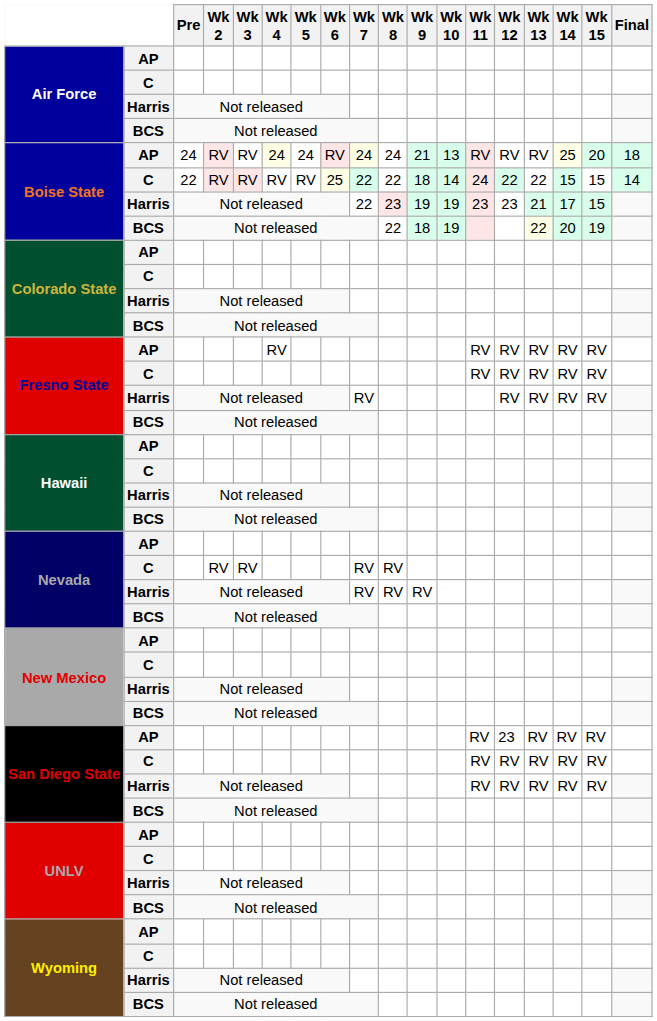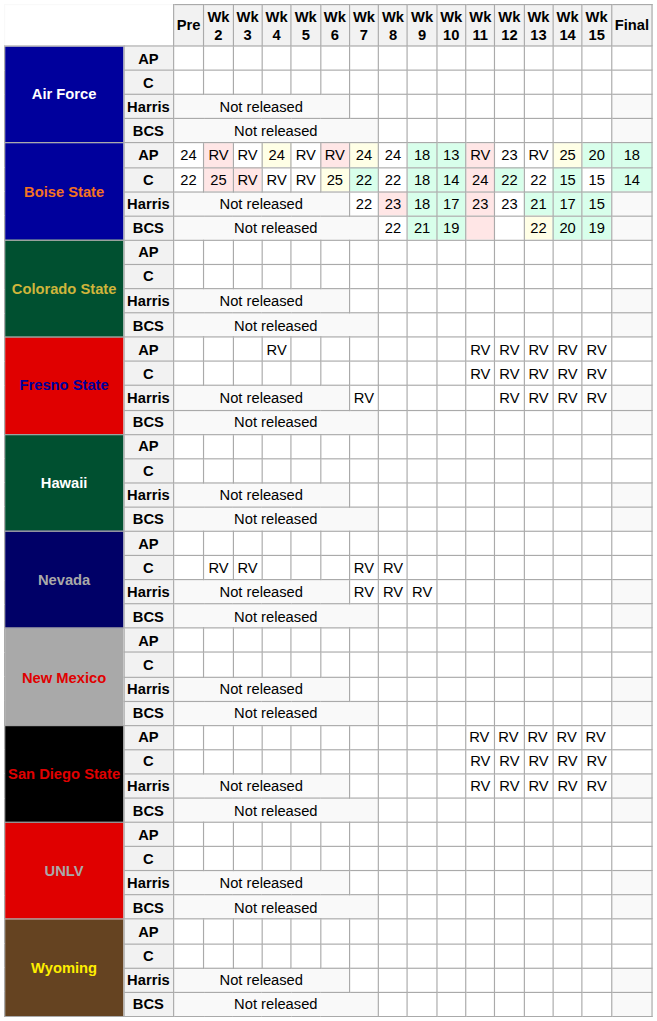(306, 155) 24 -> (306, 155) RV
(422, 155) 21 -> (422, 155) 18
(509, 155) RV -> (509, 155) 23
(218, 179) RV -> (218, 179) 25
(422, 204) 19 -> (422, 204) 18
(451, 204) 19 -> (451, 204) 17
(422, 228) 18 -> (422, 228) 21
(507, 737) 23 -> (508, 737) RV
